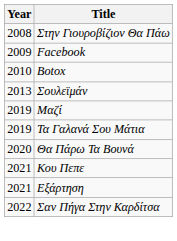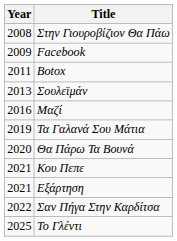(19, 71) 2010 -> (19, 71) 2011
(19, 110) 2019 -> (19, 110) 2016
+ row: (60, 226)
